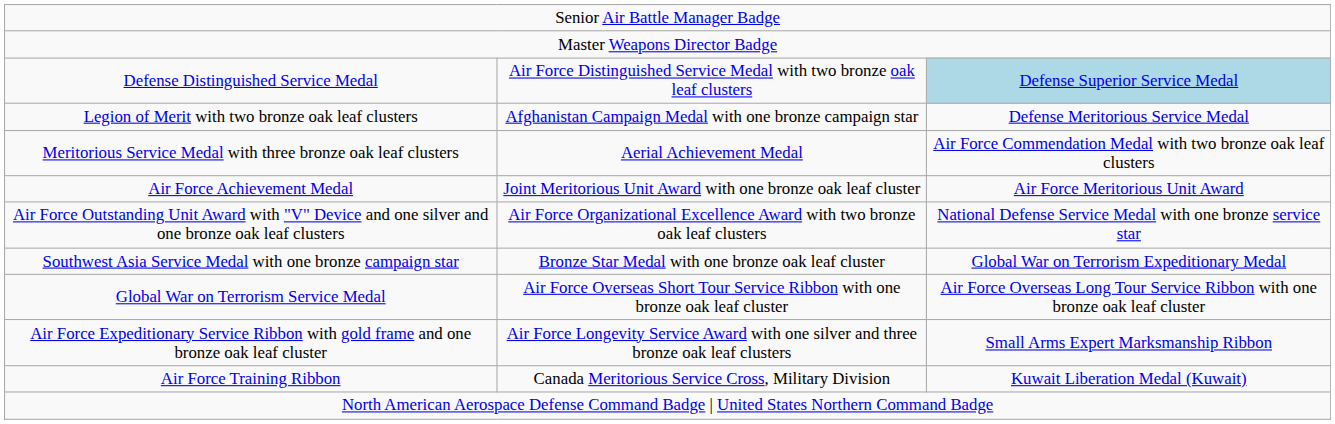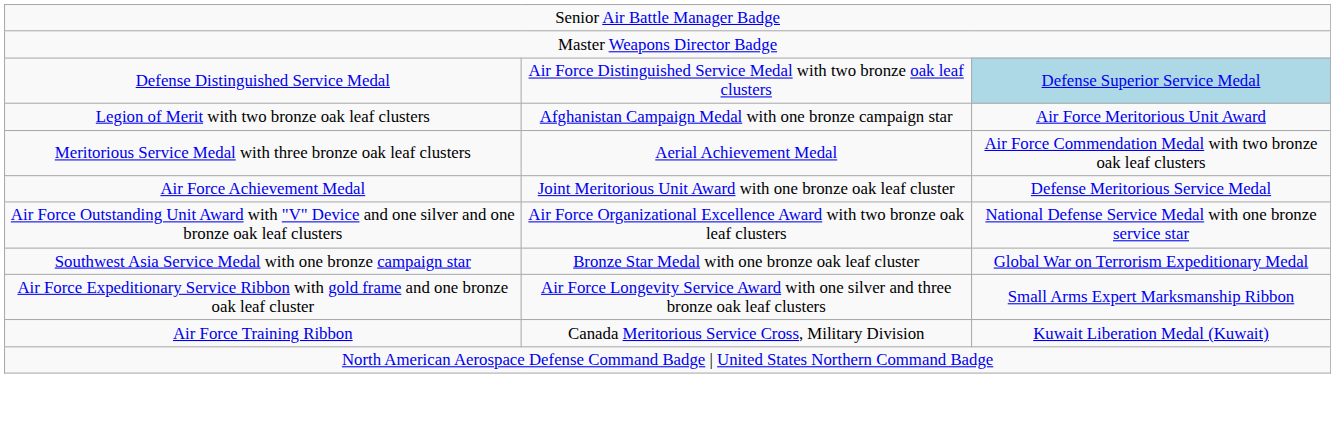(1129, 116) Defense Meritorious Service Medal -> (1151, 116) Air Force Meritorious Unit Award
(1129, 188) Air Force Meritorious Unit Award -> (1151, 188) Defense Meritorious Service Medal
- row: (251, 297)
